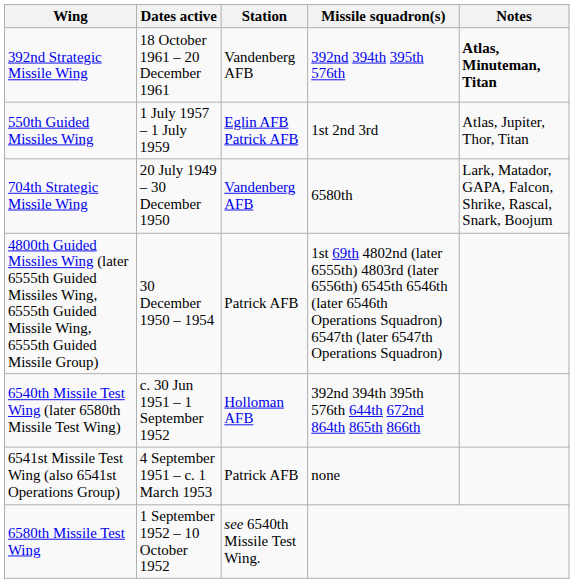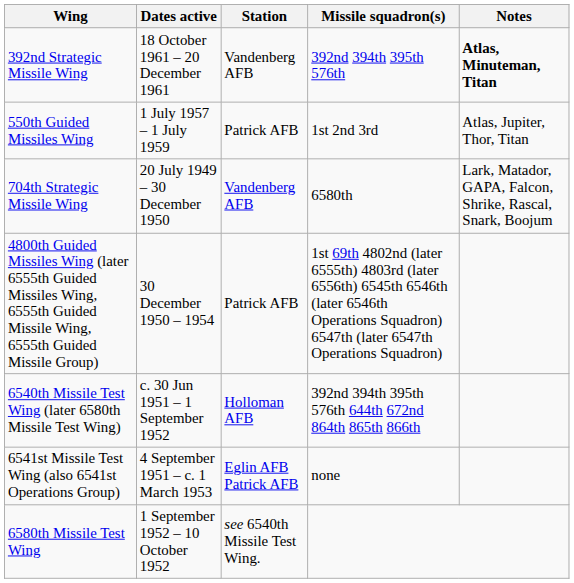(261, 130) Eglin AFB Patrick AFB -> (261, 130) Patrick AFB
(261, 475) Patrick AFB -> (261, 475) Eglin AFB Patrick AFB
